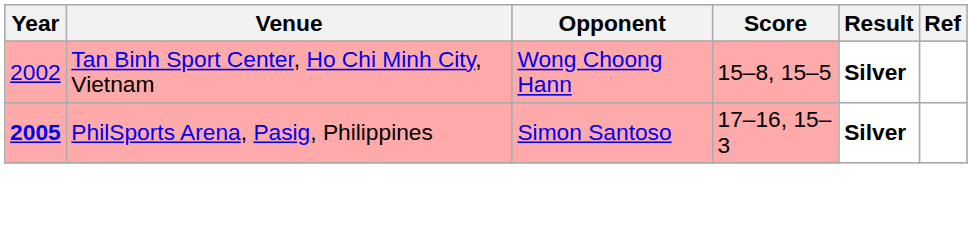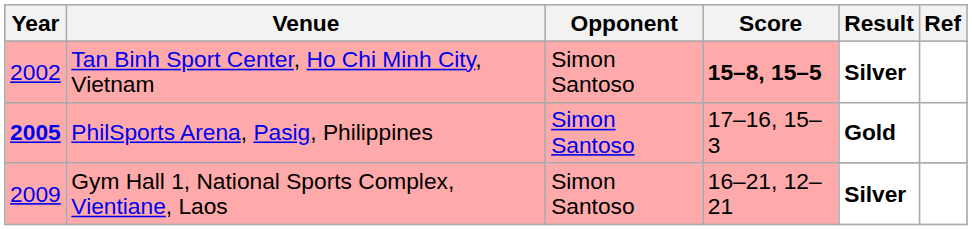(590, 72) Wong Choong Hann -> (593, 72) Simon Santoso
(774, 72) normal -> (765, 72) bold
(875, 133) Silver -> (870, 133) Gold
+ row: (263, 194)
